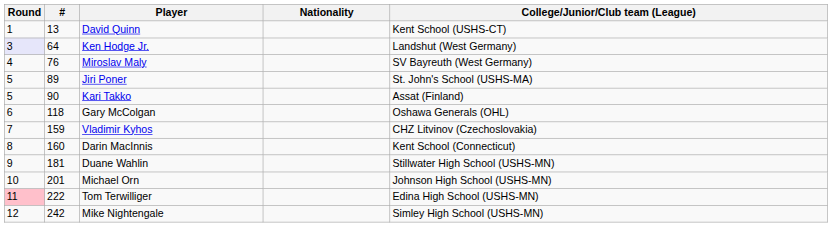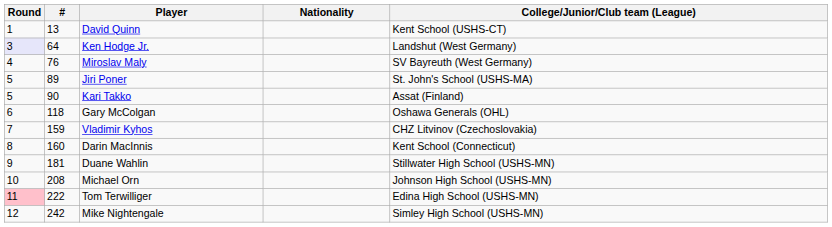(56, 180) 201 -> (56, 180) 208
